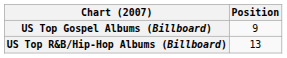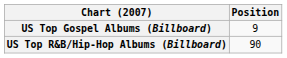(255, 45) 13 -> (255, 45) 90
